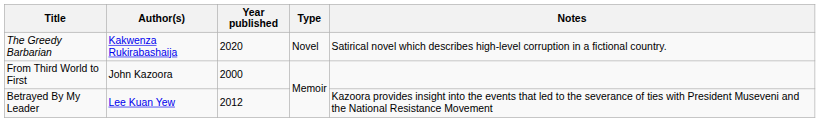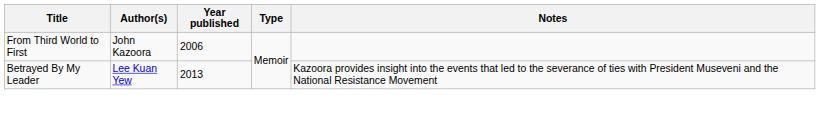- row: (34, 46)
(231, 74) 2000 -> (191, 46) 2006
(231, 103) 2012 -> (191, 74) 2013
